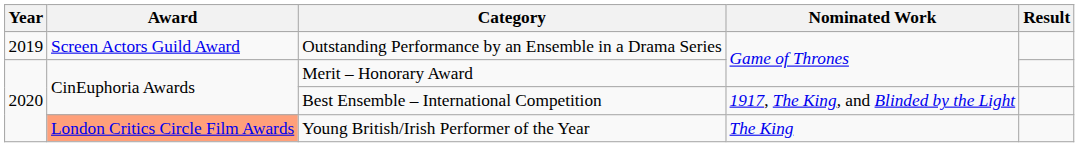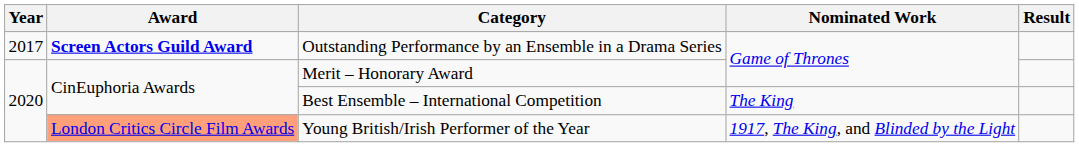(26, 45) 2019 -> (26, 45) 2017
(146, 45) normal -> (152, 45) bold
(872, 100) 1917, The King, and Blinded by the Light -> (762, 100) The King
(762, 127) The King -> (872, 127) 1917, The King, and Blinded by the Light
